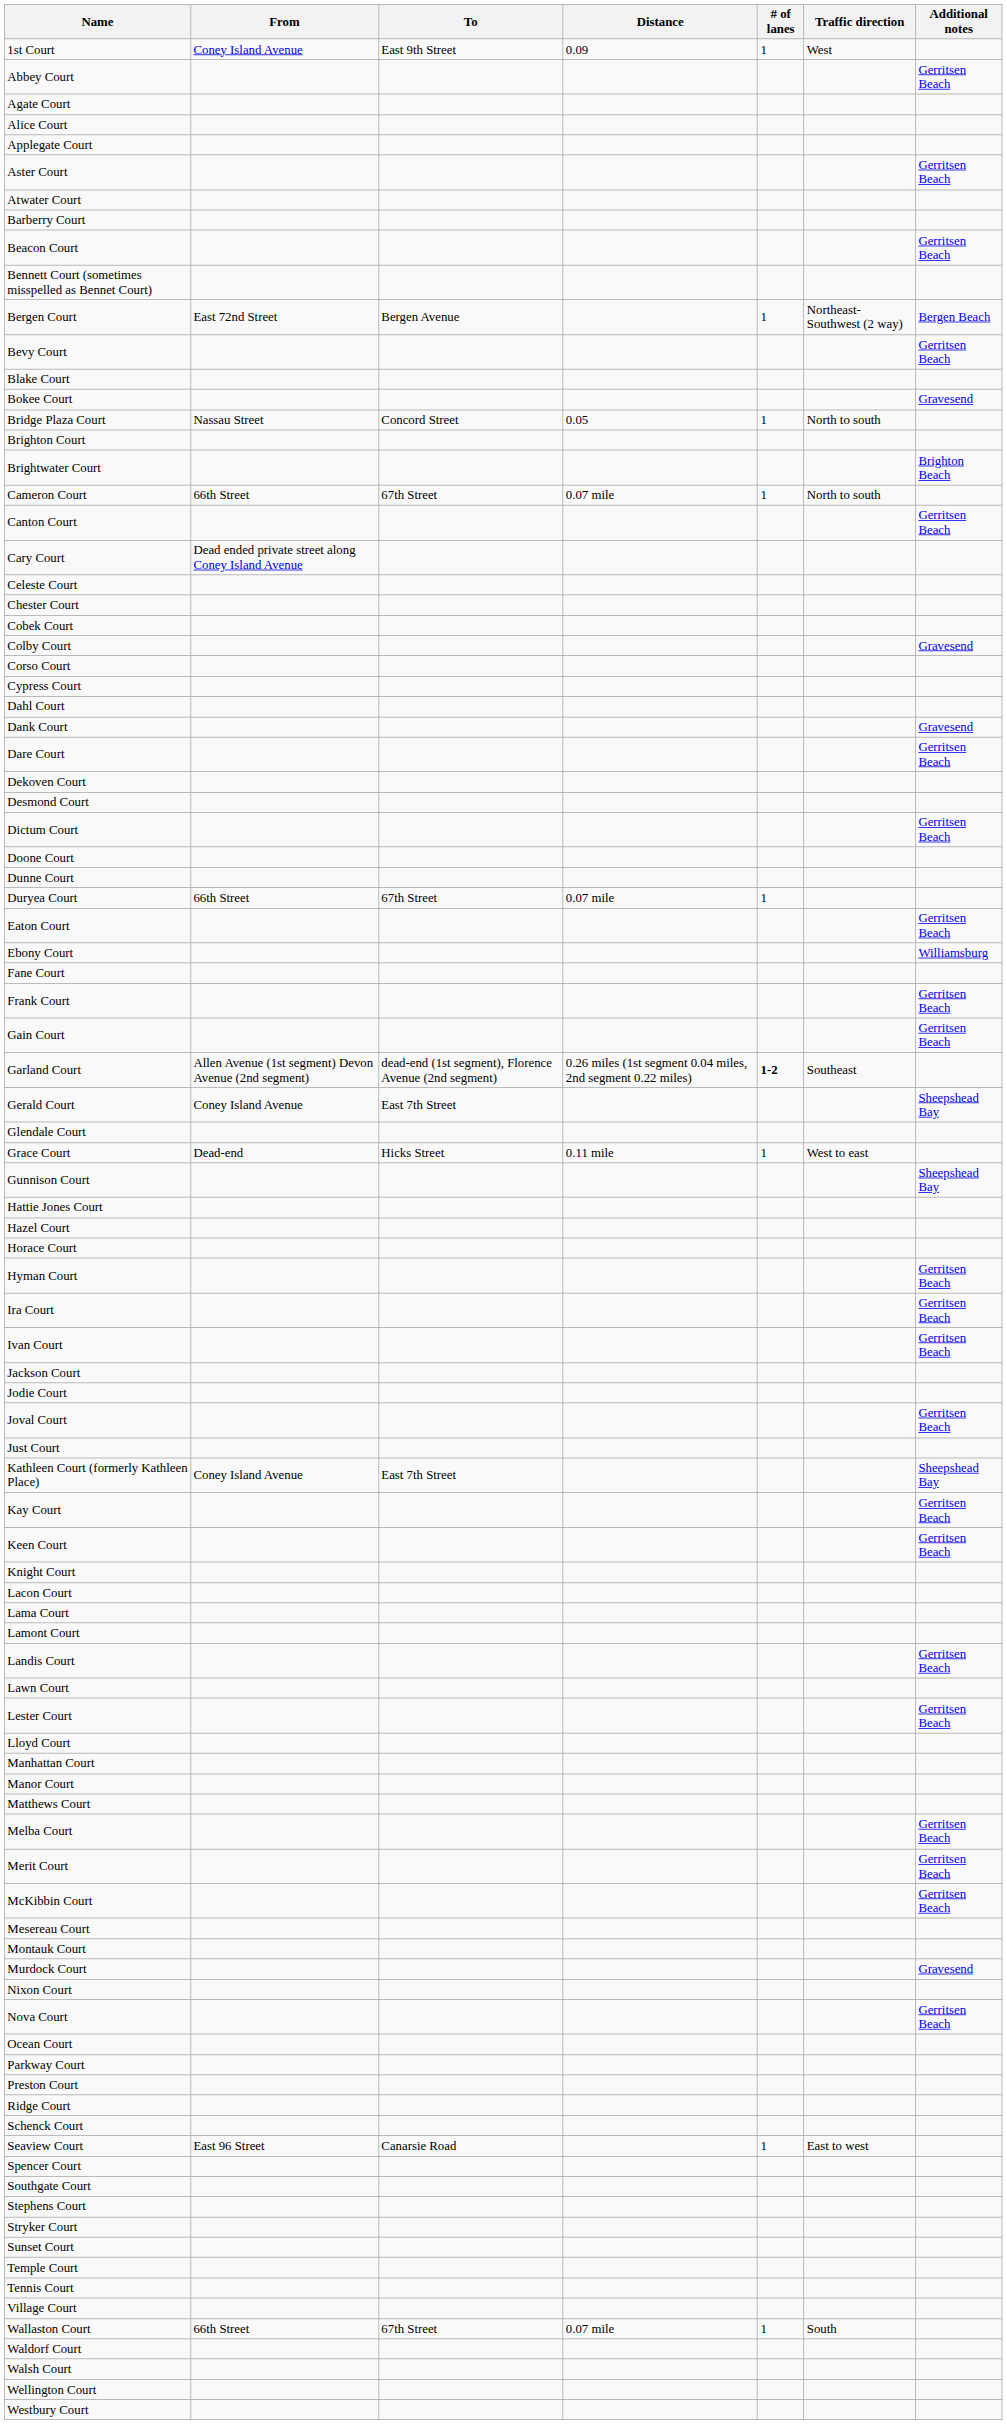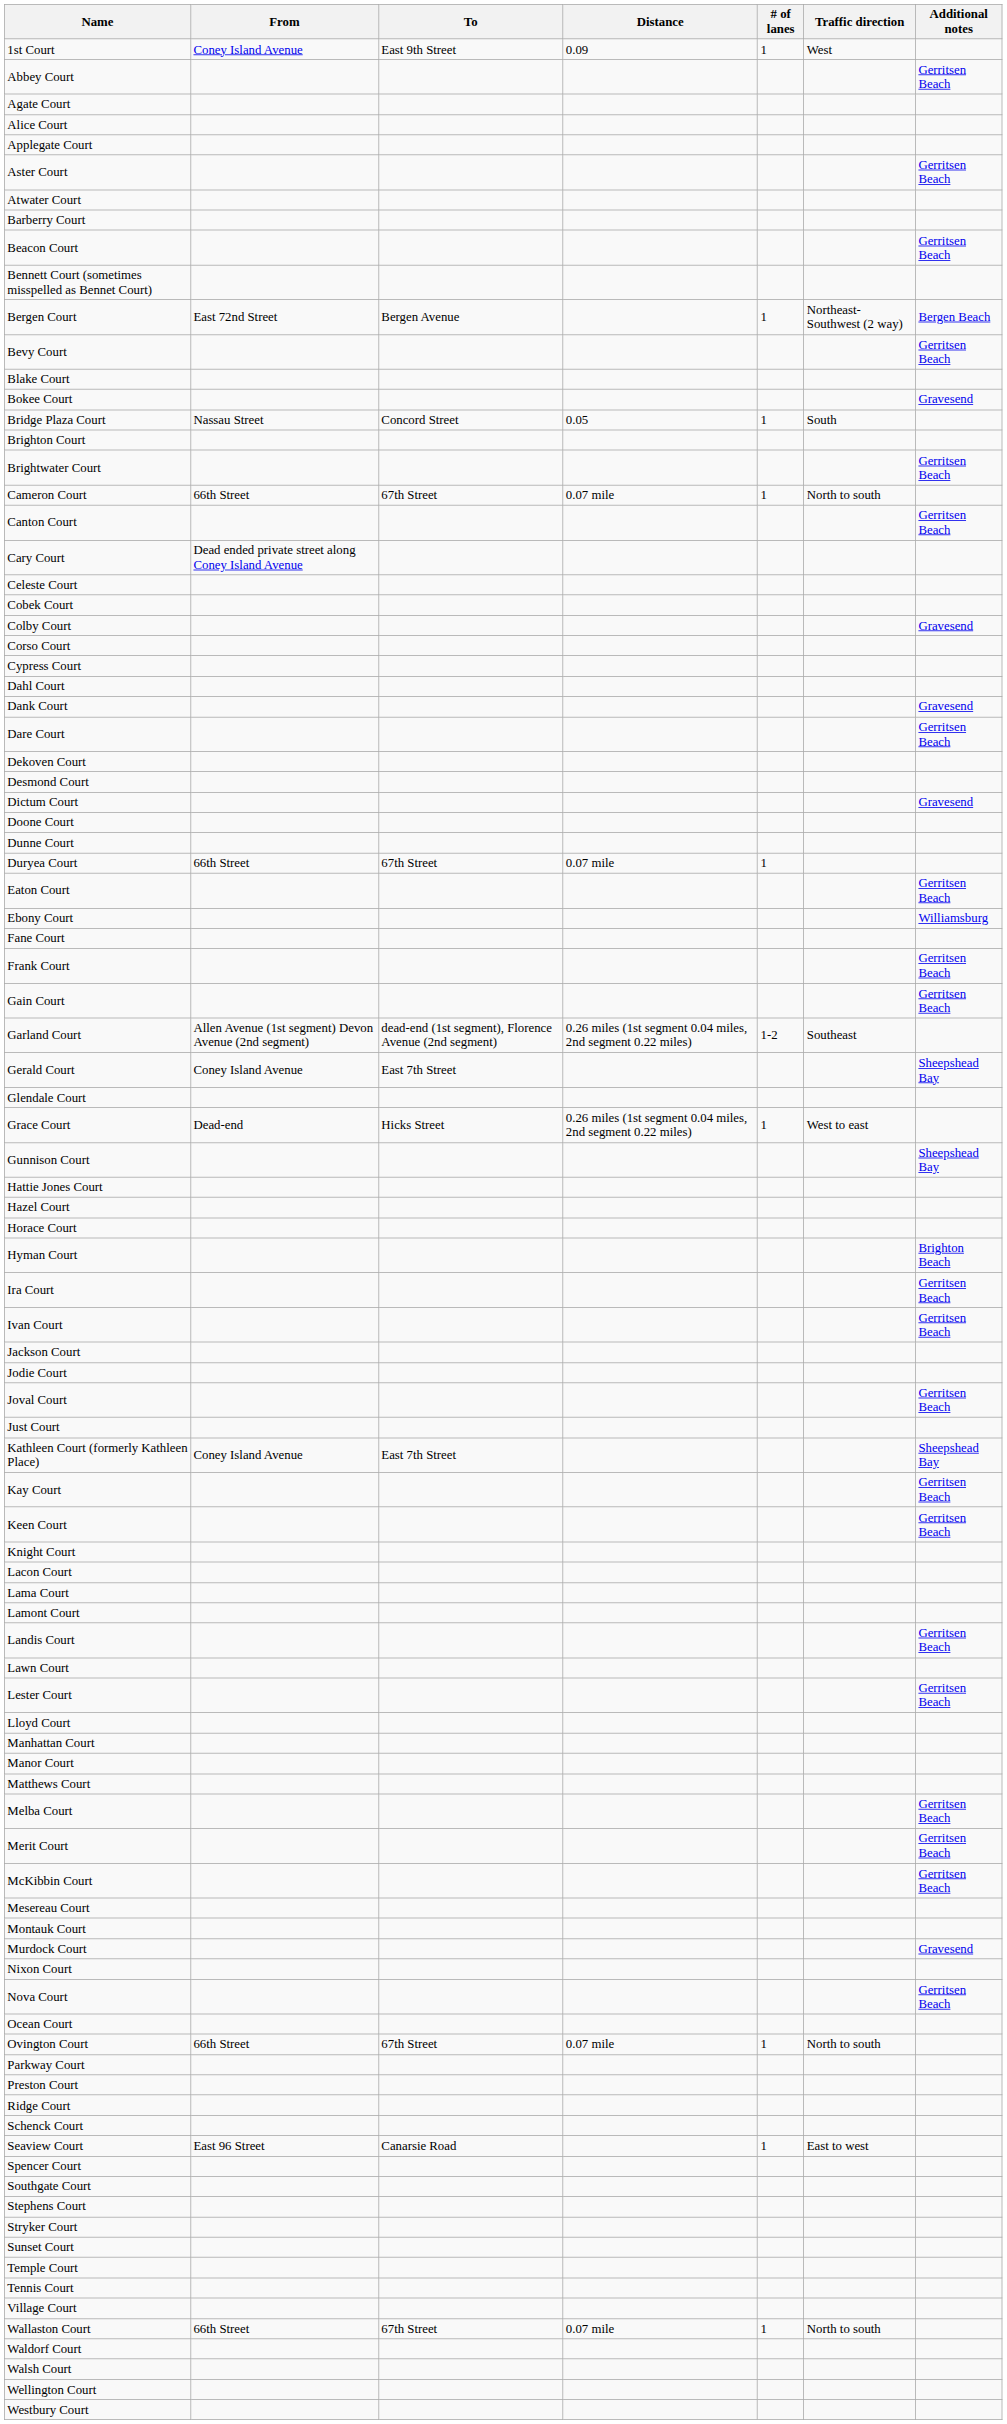(844, 419) North to south -> (822, 419) South
(941, 467) Brighton Beach -> (942, 467) Gerritsen Beach
- row: (43, 605)
(942, 829) Gerritsen Beach -> (946, 802) Gravesend
(769, 1070) bold -> (769, 1035) normal
(590, 1152) 0.11 mile -> (657, 1125) 0.26 miles (1st segment 0.04 miles, 2nd segment 0.22 miles)
(942, 1275) Gerritsen Beach -> (941, 1255) Brighton Beach
+ row: (48, 2044)
(822, 2328) South -> (844, 2328) North to south
